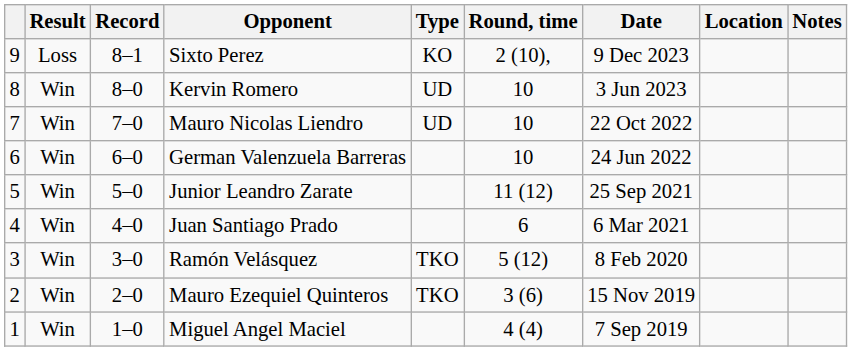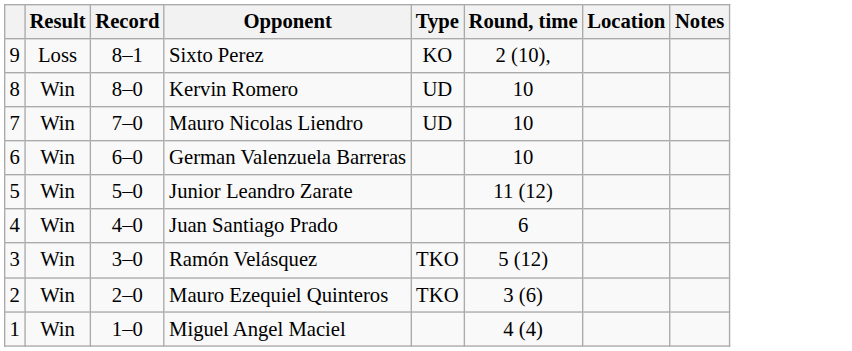- column: (641, 21)
